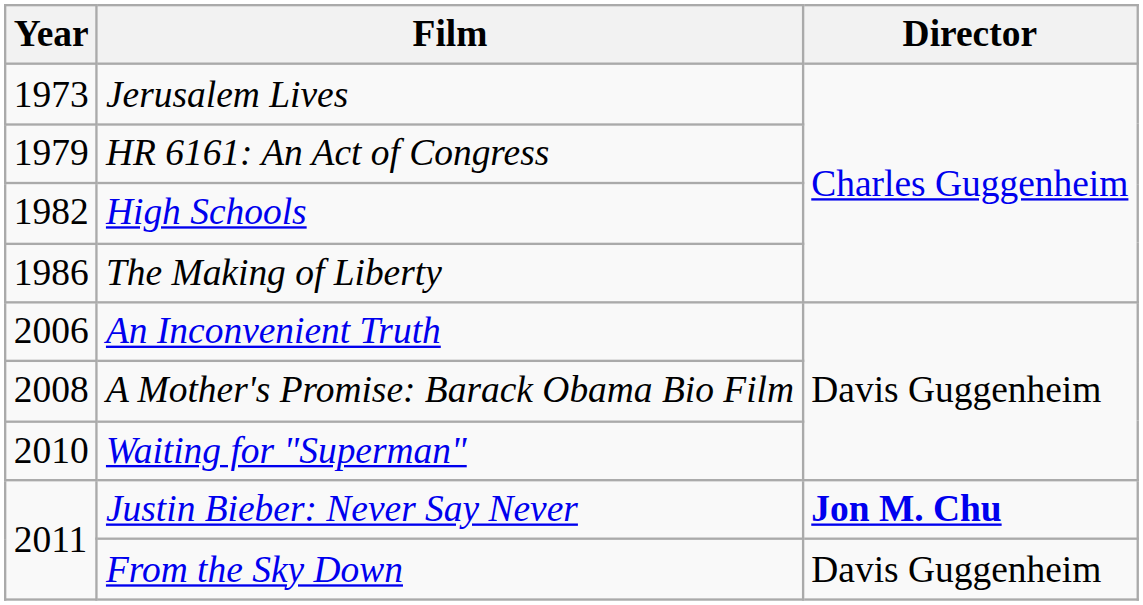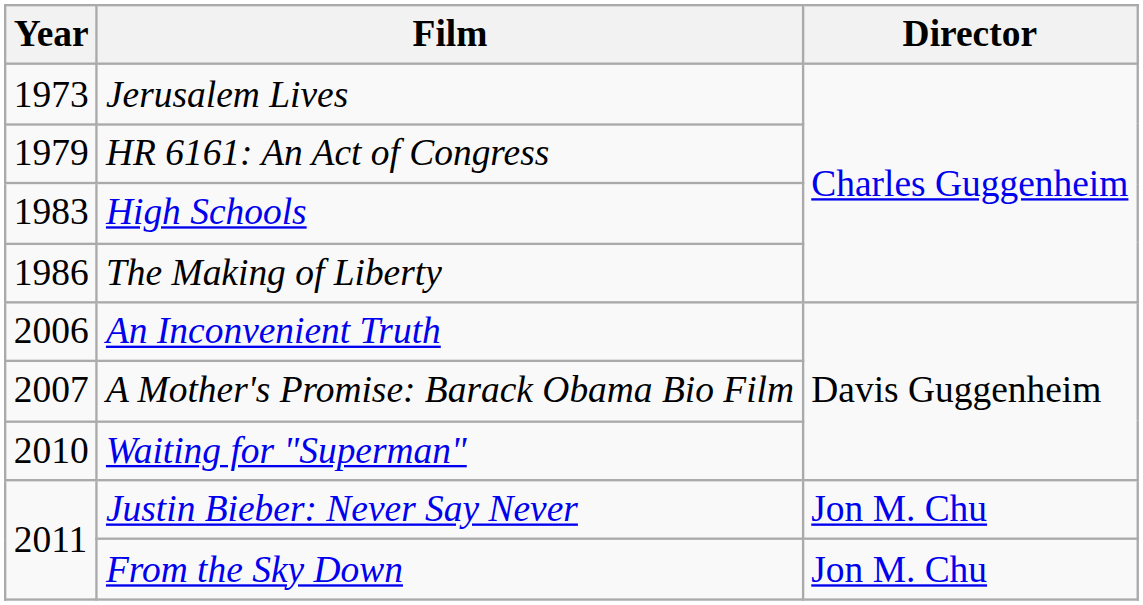(51, 212) 1982 -> (51, 212) 1983
(51, 390) 2008 -> (51, 390) 2007
(906, 509) bold -> (899, 509) normal
(956, 568) Davis Guggenheim -> (899, 568) Jon M. Chu
